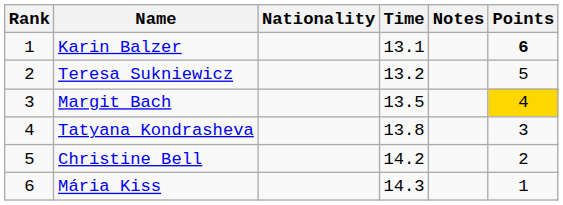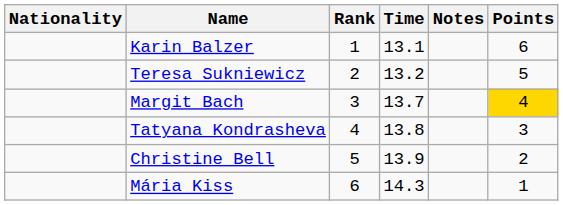columns swapped: (29, 19) <-> (319, 19)
(523, 47) bold -> (523, 47) normal
(404, 103) 13.5 -> (404, 103) 13.7
(404, 158) 14.2 -> (404, 158) 13.9
